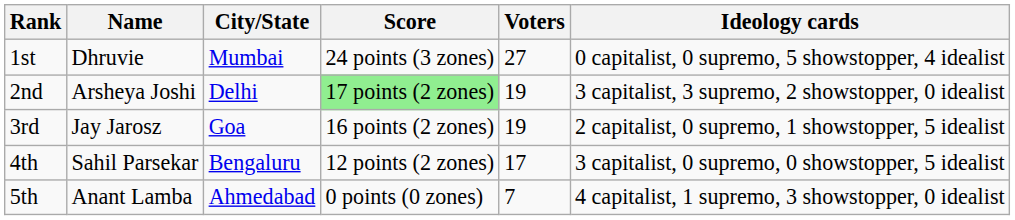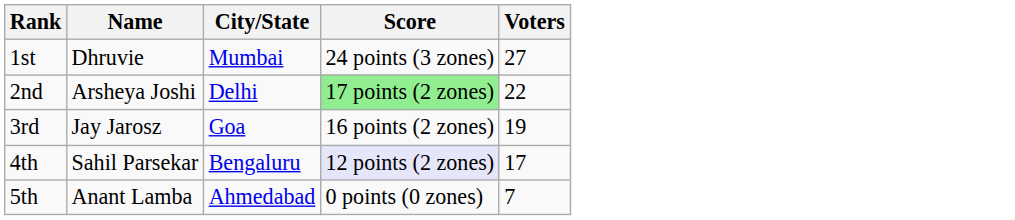- column: (790, 22)
(515, 92) 19 -> (515, 92) 22
(410, 162) no background -> (410, 162) lavender background
